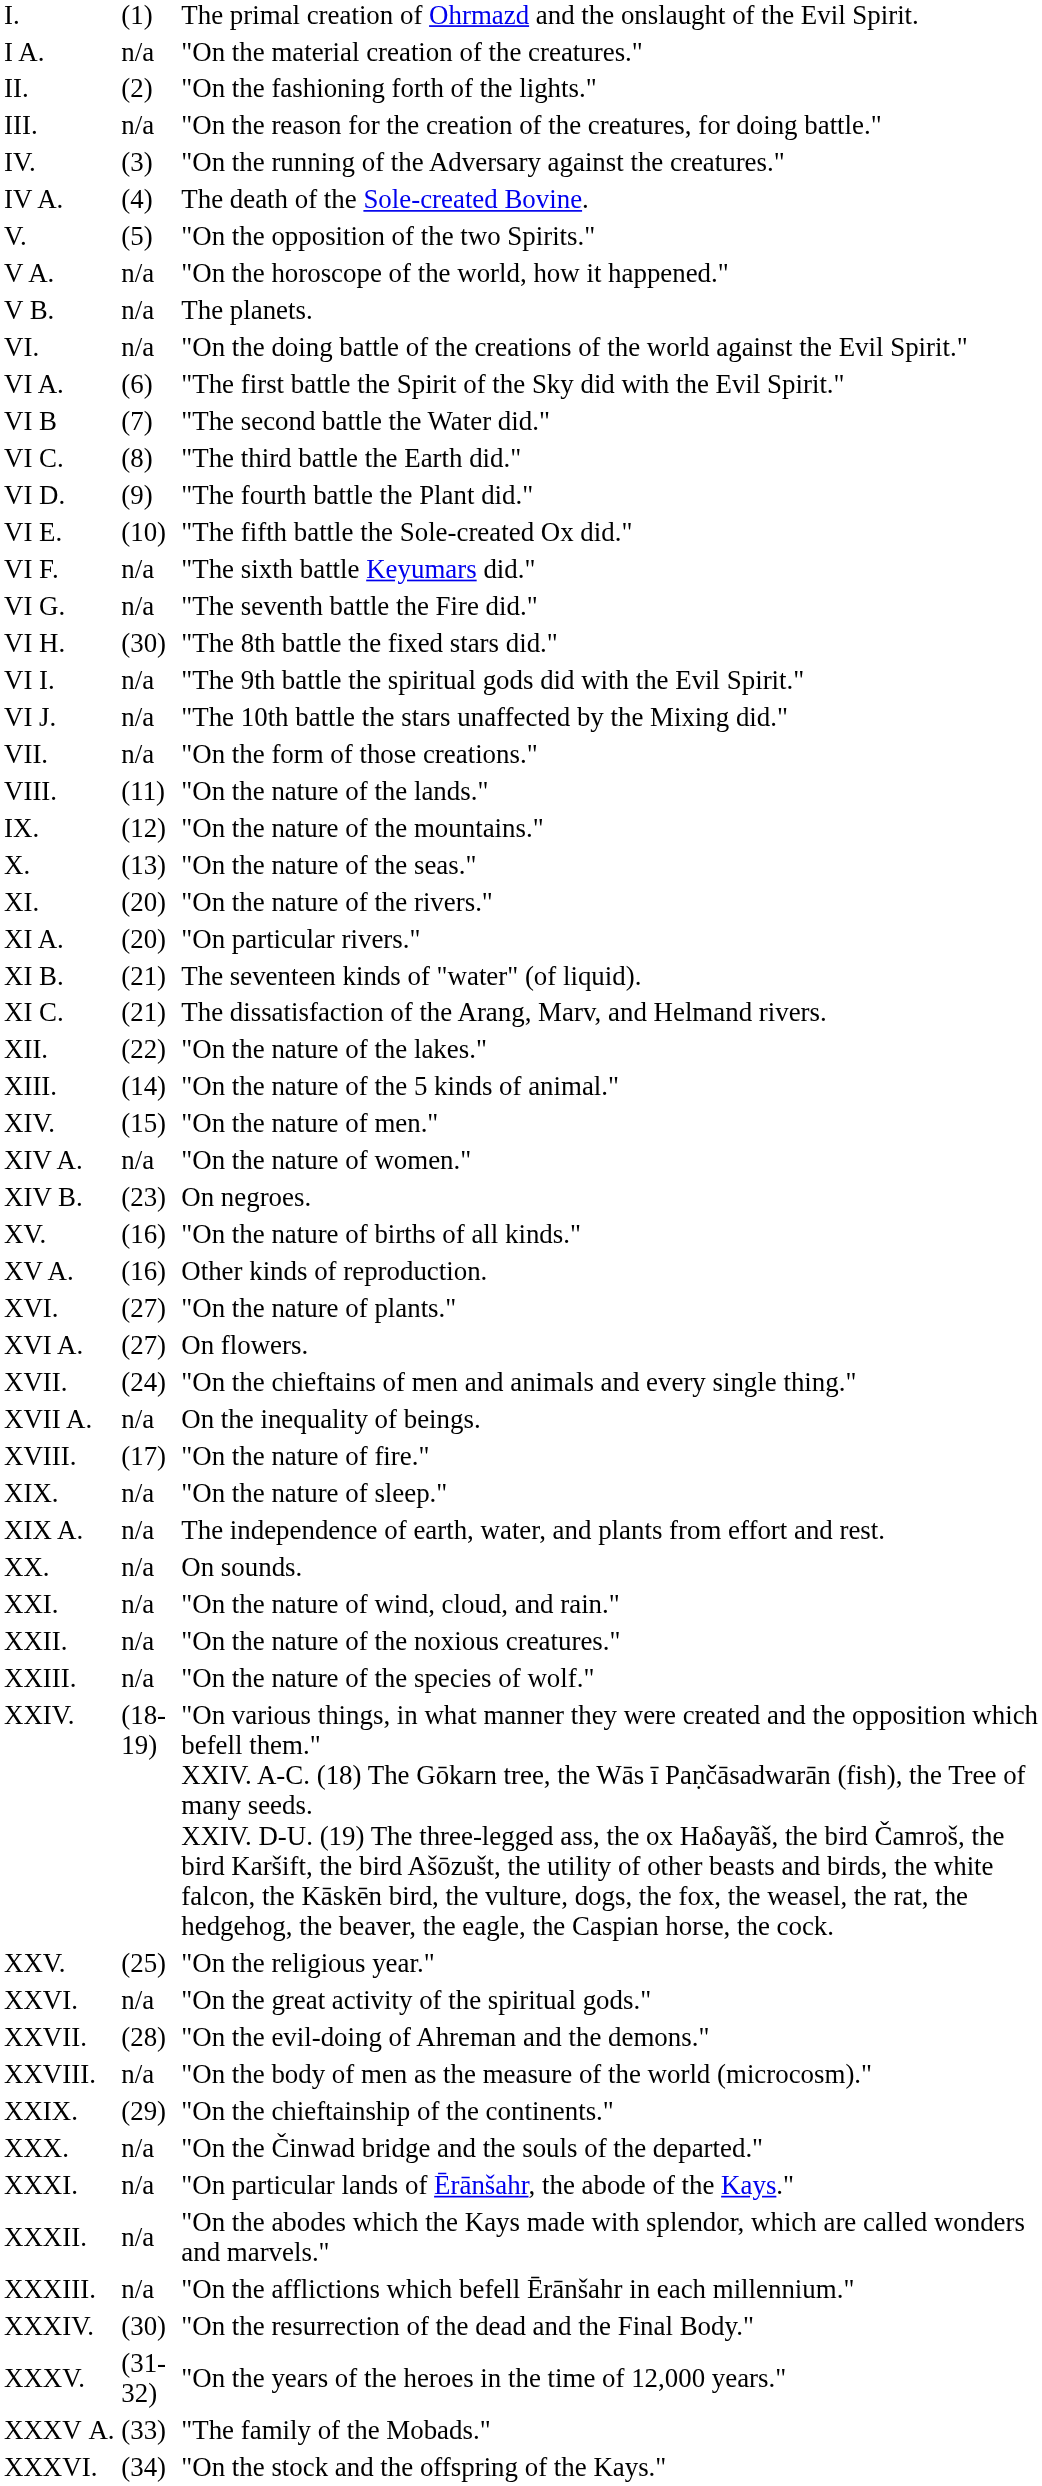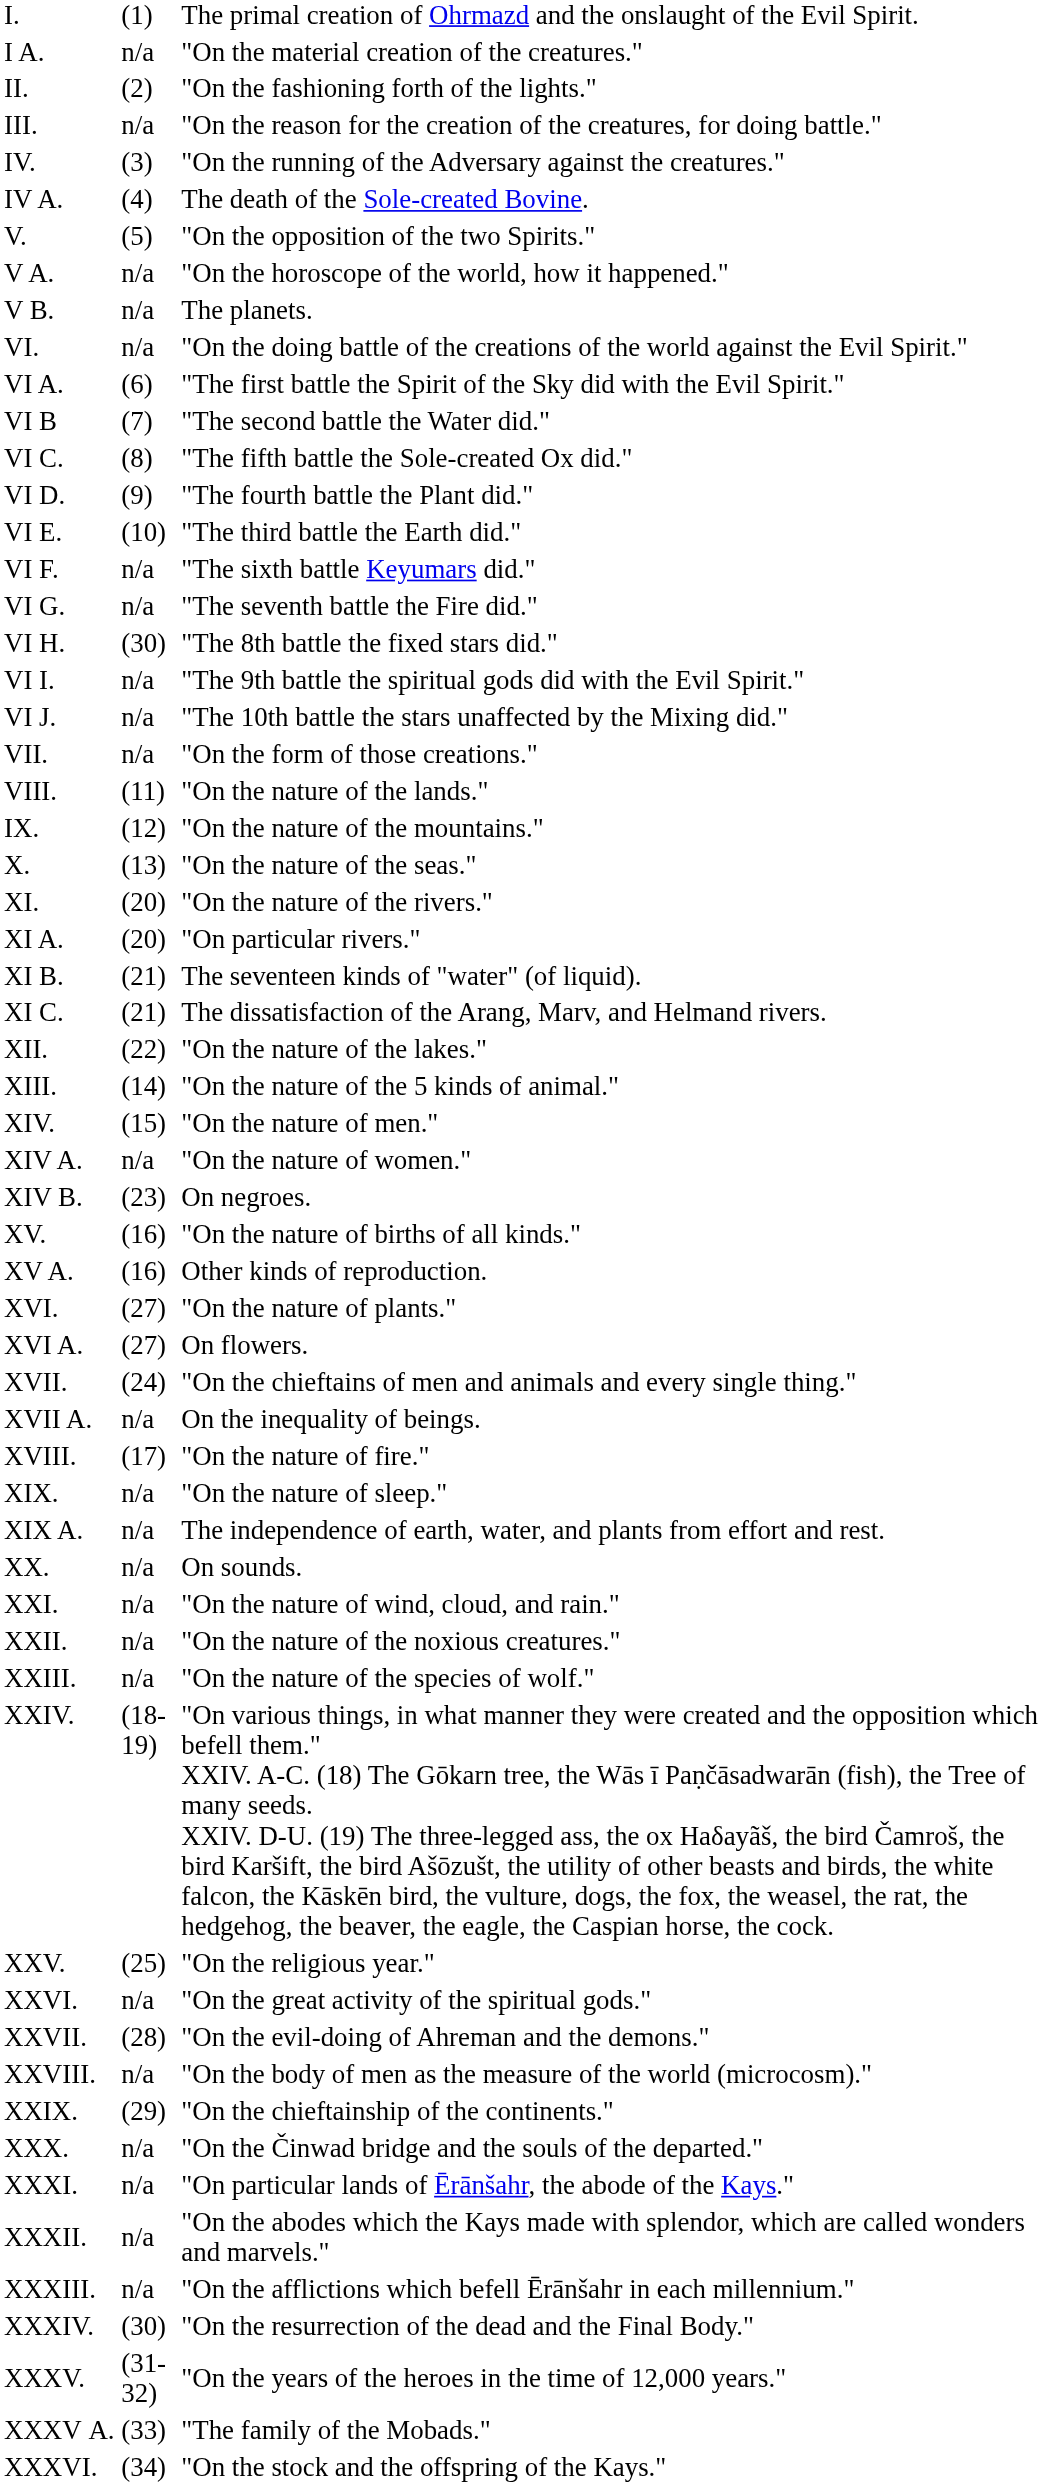(351, 458) "The third battle the Earth did." -> (407, 458) "The fifth battle the Sole-created Ox did."
(407, 532) "The fifth battle the Sole-created Ox did." -> (351, 532) "The third battle the Earth did."
